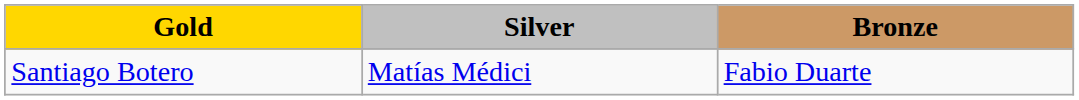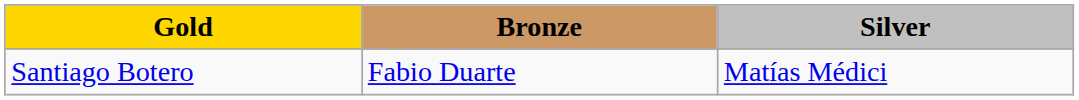columns swapped: (539, 26) <-> (895, 26)
